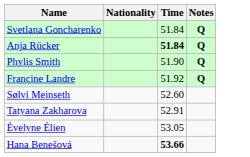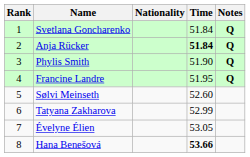+ column: (19, 12)
(172, 78) 51.92 -> (201, 78) 51.95
(172, 111) 52.91 -> (201, 111) 52.99
